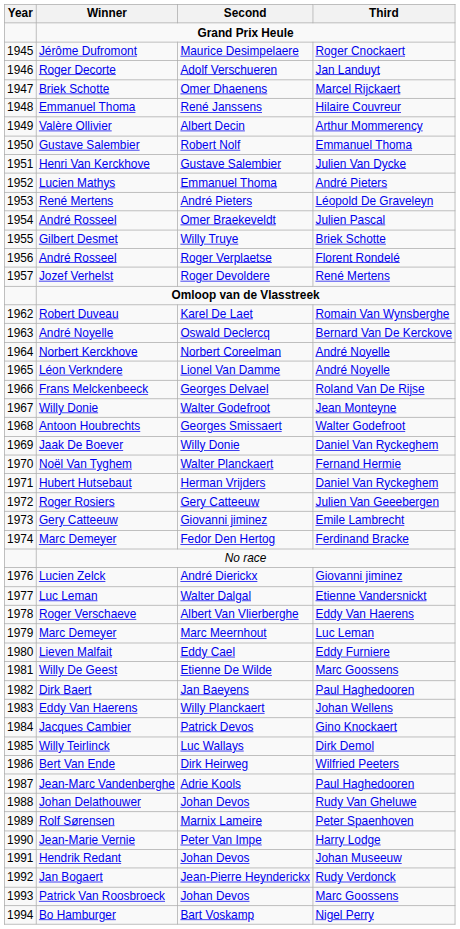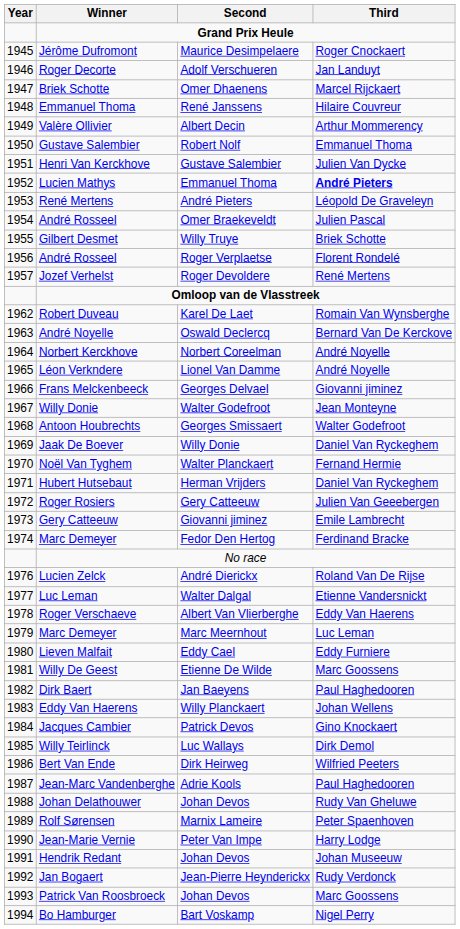(351, 182) normal -> (354, 182) bold
(370, 389) Roland Van De Rijse -> (359, 389) Giovanni jiminez
(359, 577) Giovanni jiminez -> (370, 577) Roland Van De Rijse
